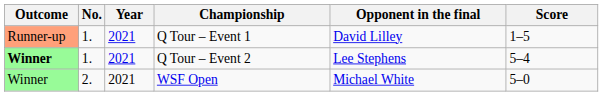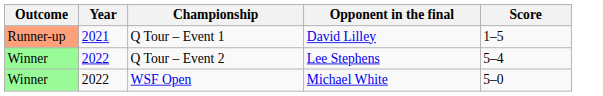- column: (92, 15)
(30, 58) bold -> (28, 58) normal
(122, 58) 2021 -> (95, 58) 2022
(122, 79) 2021 -> (95, 79) 2022
